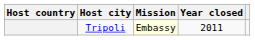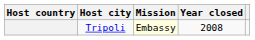(212, 28) 2011 -> (212, 28) 2008
